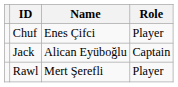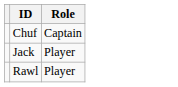- column: (85, 14)
(148, 33) Player -> (63, 33) Captain
(151, 52) Captain -> (60, 52) Player
